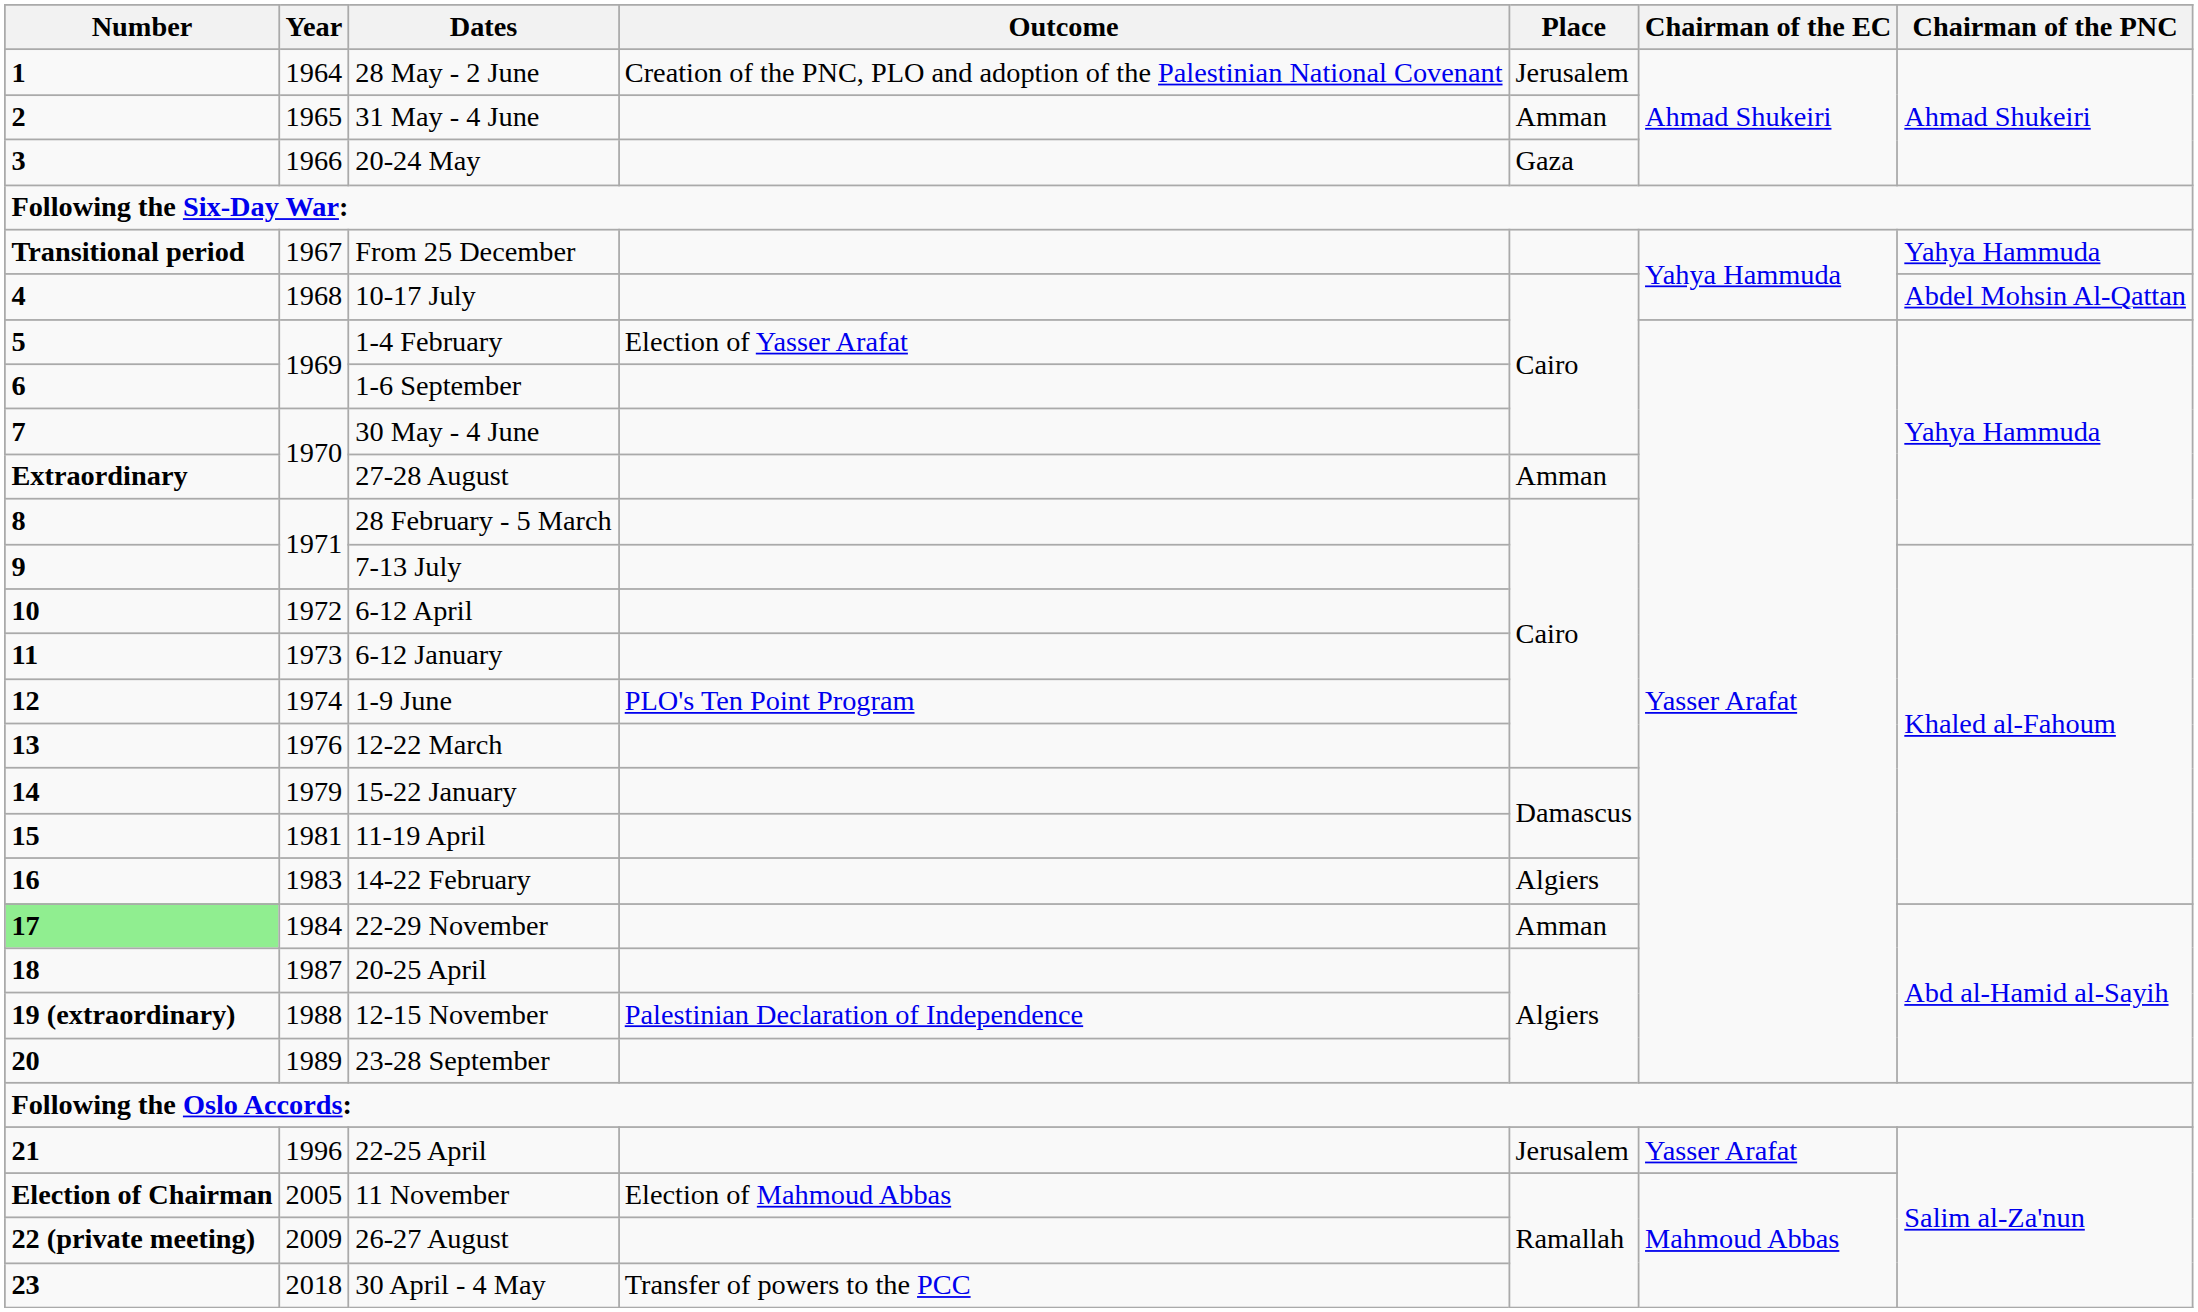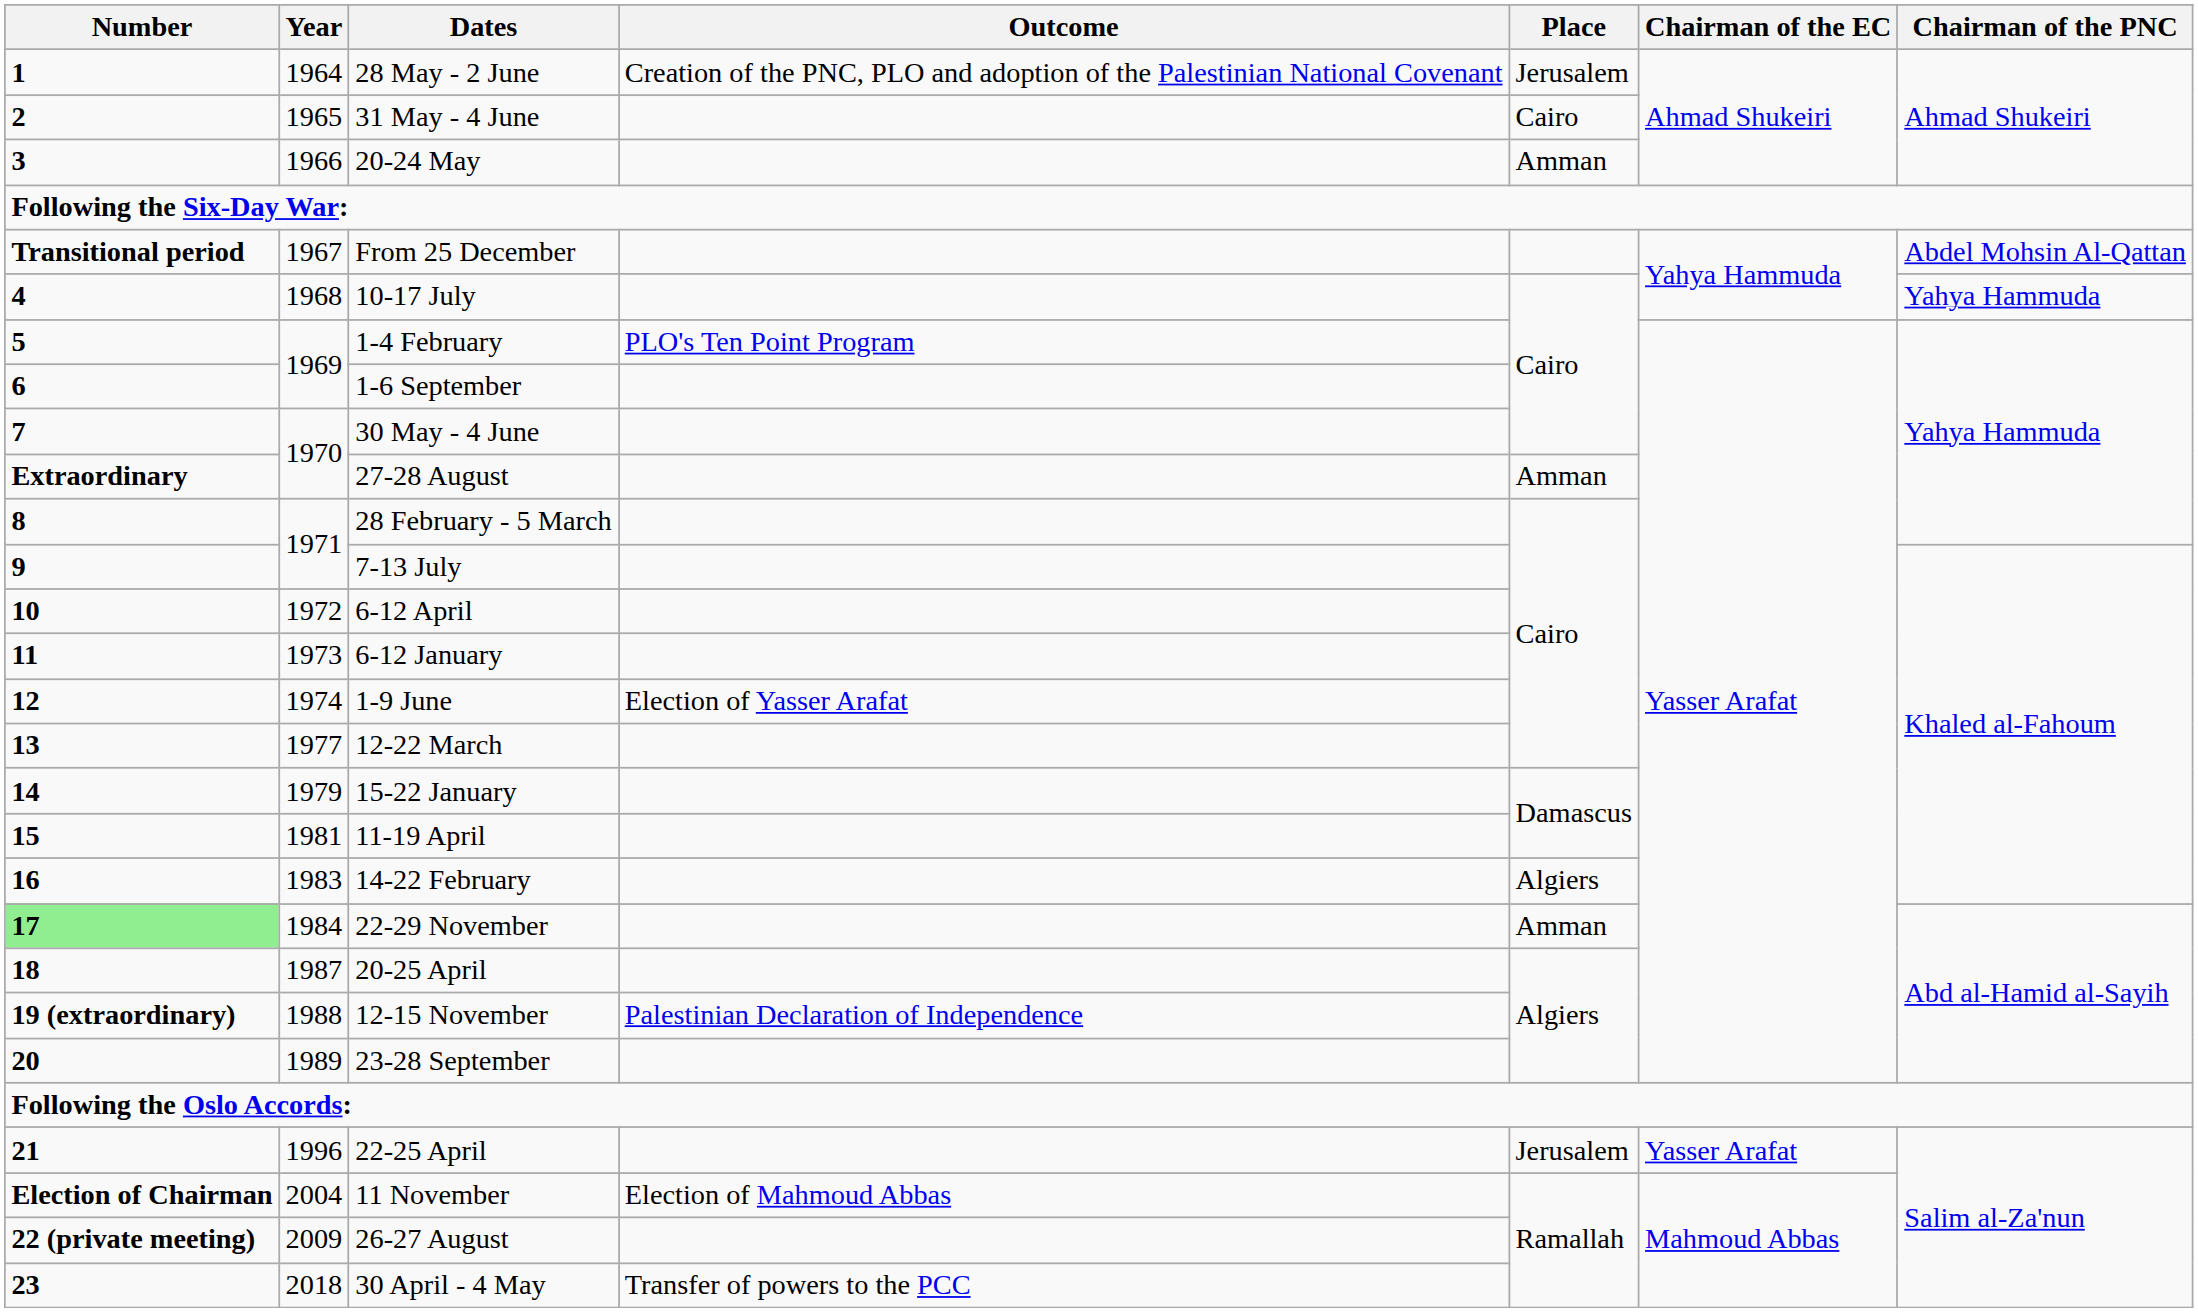(1561, 116) Amman -> (1547, 116) Cairo
(1545, 161) Gaza -> (1561, 161) Amman
(2002, 251) Yahya Hammuda -> (2045, 251) Abdel Mohsin Al-Qattan
(2045, 296) Abdel Mohsin Al-Qattan -> (2002, 296) Yahya Hammuda
(766, 341) Election of Yasser Arafat -> (770, 341) PLO's Ten Point Program
(770, 700) PLO's Ten Point Program -> (766, 700) Election of Yasser Arafat
(314, 745) 1976 -> (314, 745) 1977
(314, 1194) 2005 -> (314, 1194) 2004
